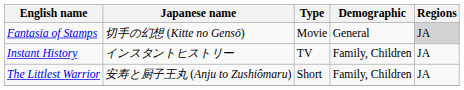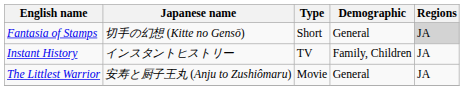(312, 33) Movie -> (309, 33) Short
(309, 74) Short -> (312, 74) Movie
(372, 74) Family, Children -> (351, 74) General
